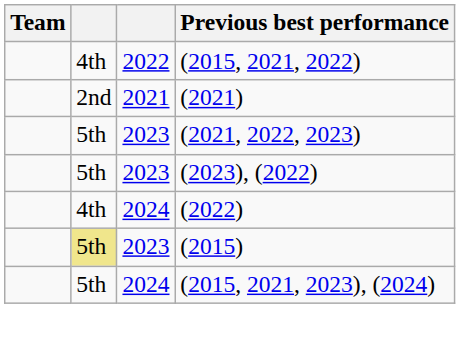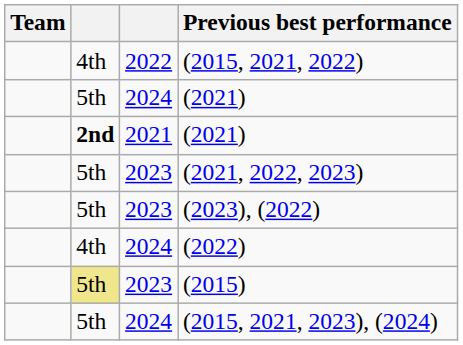+ row: (149, 97)
(94, 97) normal -> (95, 135) bold
